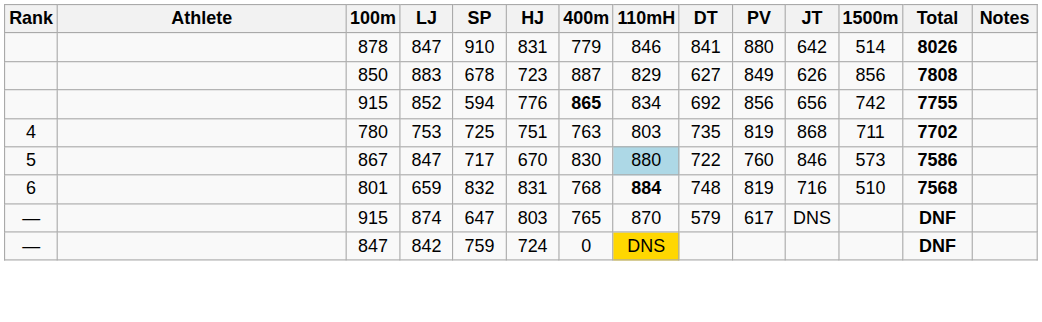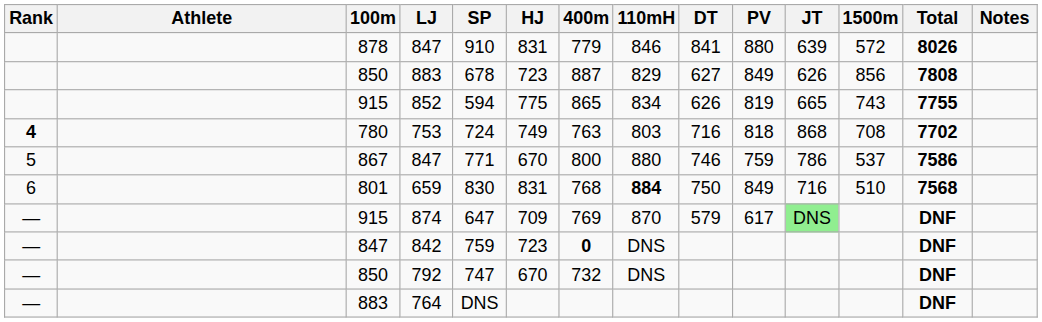(812, 47) 642 -> (812, 47) 639
(871, 47) 514 -> (871, 47) 572
(533, 103) 776 -> (533, 103) 775
(586, 103) bold -> (586, 103) normal
(706, 103) 692 -> (706, 103) 626
(759, 103) 856 -> (759, 103) 819
(812, 103) 656 -> (812, 103) 665
(871, 103) 742 -> (871, 103) 743
(31, 132) normal -> (31, 132) bold
(480, 132) 725 -> (480, 132) 724
(533, 132) 751 -> (533, 132) 749
(706, 132) 735 -> (706, 132) 716
(759, 132) 819 -> (759, 132) 818
(871, 132) 711 -> (871, 132) 708
(480, 160) 717 -> (480, 160) 771
(586, 160) 830 -> (586, 160) 800
(646, 160) lightblue background -> (646, 160) no background
(706, 160) 722 -> (706, 160) 746
(759, 160) 760 -> (759, 160) 759
(812, 160) 846 -> (812, 160) 786
(871, 160) 573 -> (871, 160) 537
(480, 189) 832 -> (480, 189) 830
(706, 189) 748 -> (706, 189) 750
(759, 189) 819 -> (759, 189) 849
(533, 217) 803 -> (533, 217) 709
(586, 217) 765 -> (586, 217) 769
(812, 217) no background -> (812, 217) lightgreen background
(533, 246) 724 -> (533, 246) 723
(586, 246) normal -> (586, 246) bold
(646, 246) gold background -> (646, 246) no background
+ row: (373, 274)
+ row: (373, 302)
